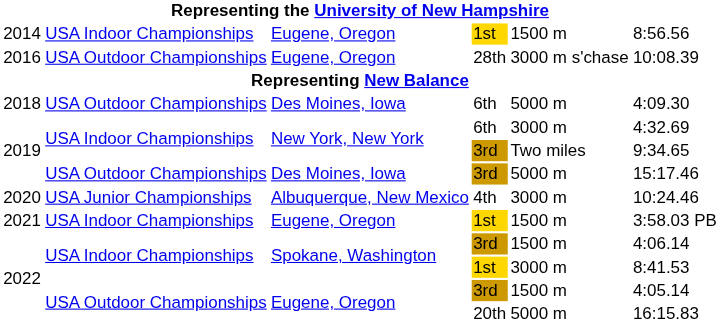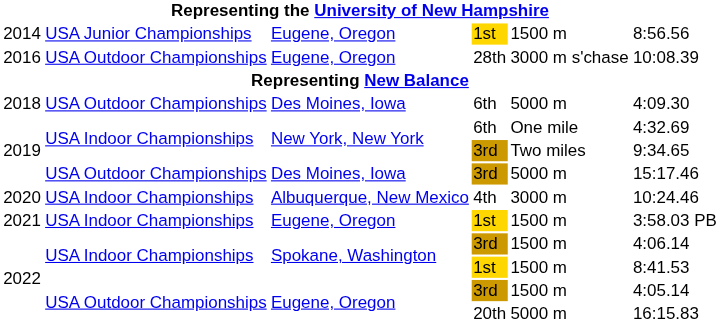(149, 34) USA Indoor Championships -> (148, 34) USA Junior Championships
(539, 127) 3000 m -> (544, 127) One mile
(148, 197) USA Junior Championships -> (149, 197) USA Indoor Championships
(539, 267) 3000 m -> (539, 267) 1500 m
